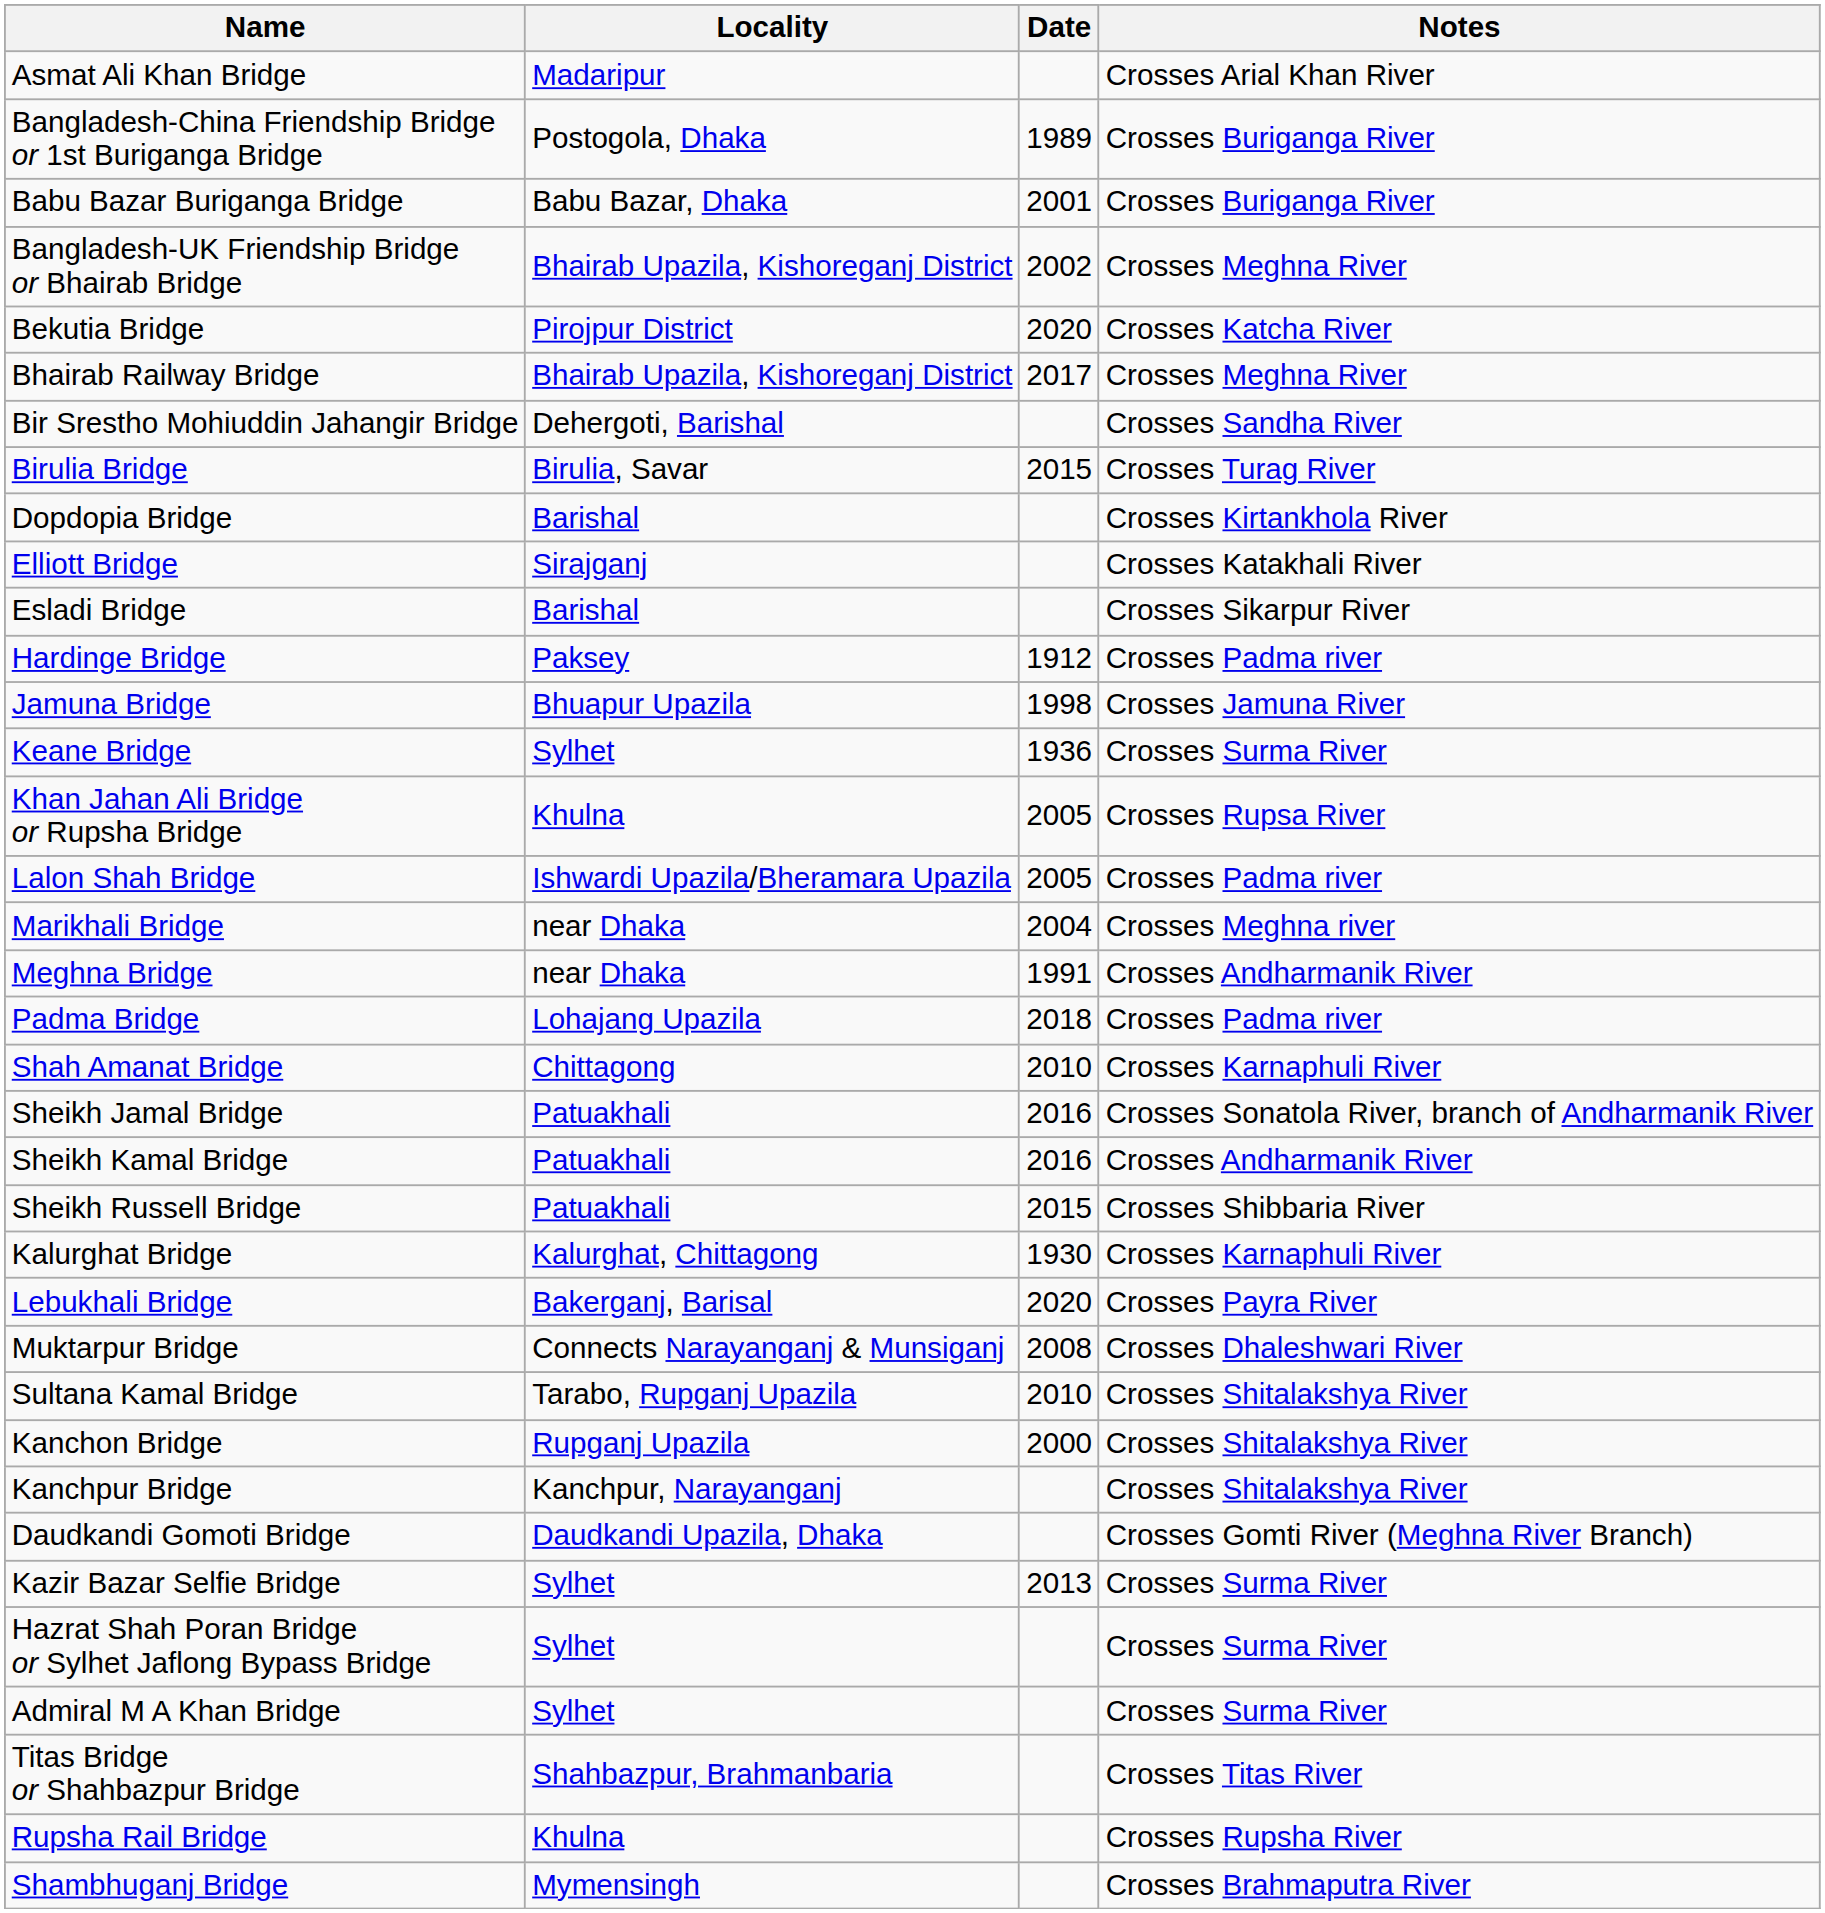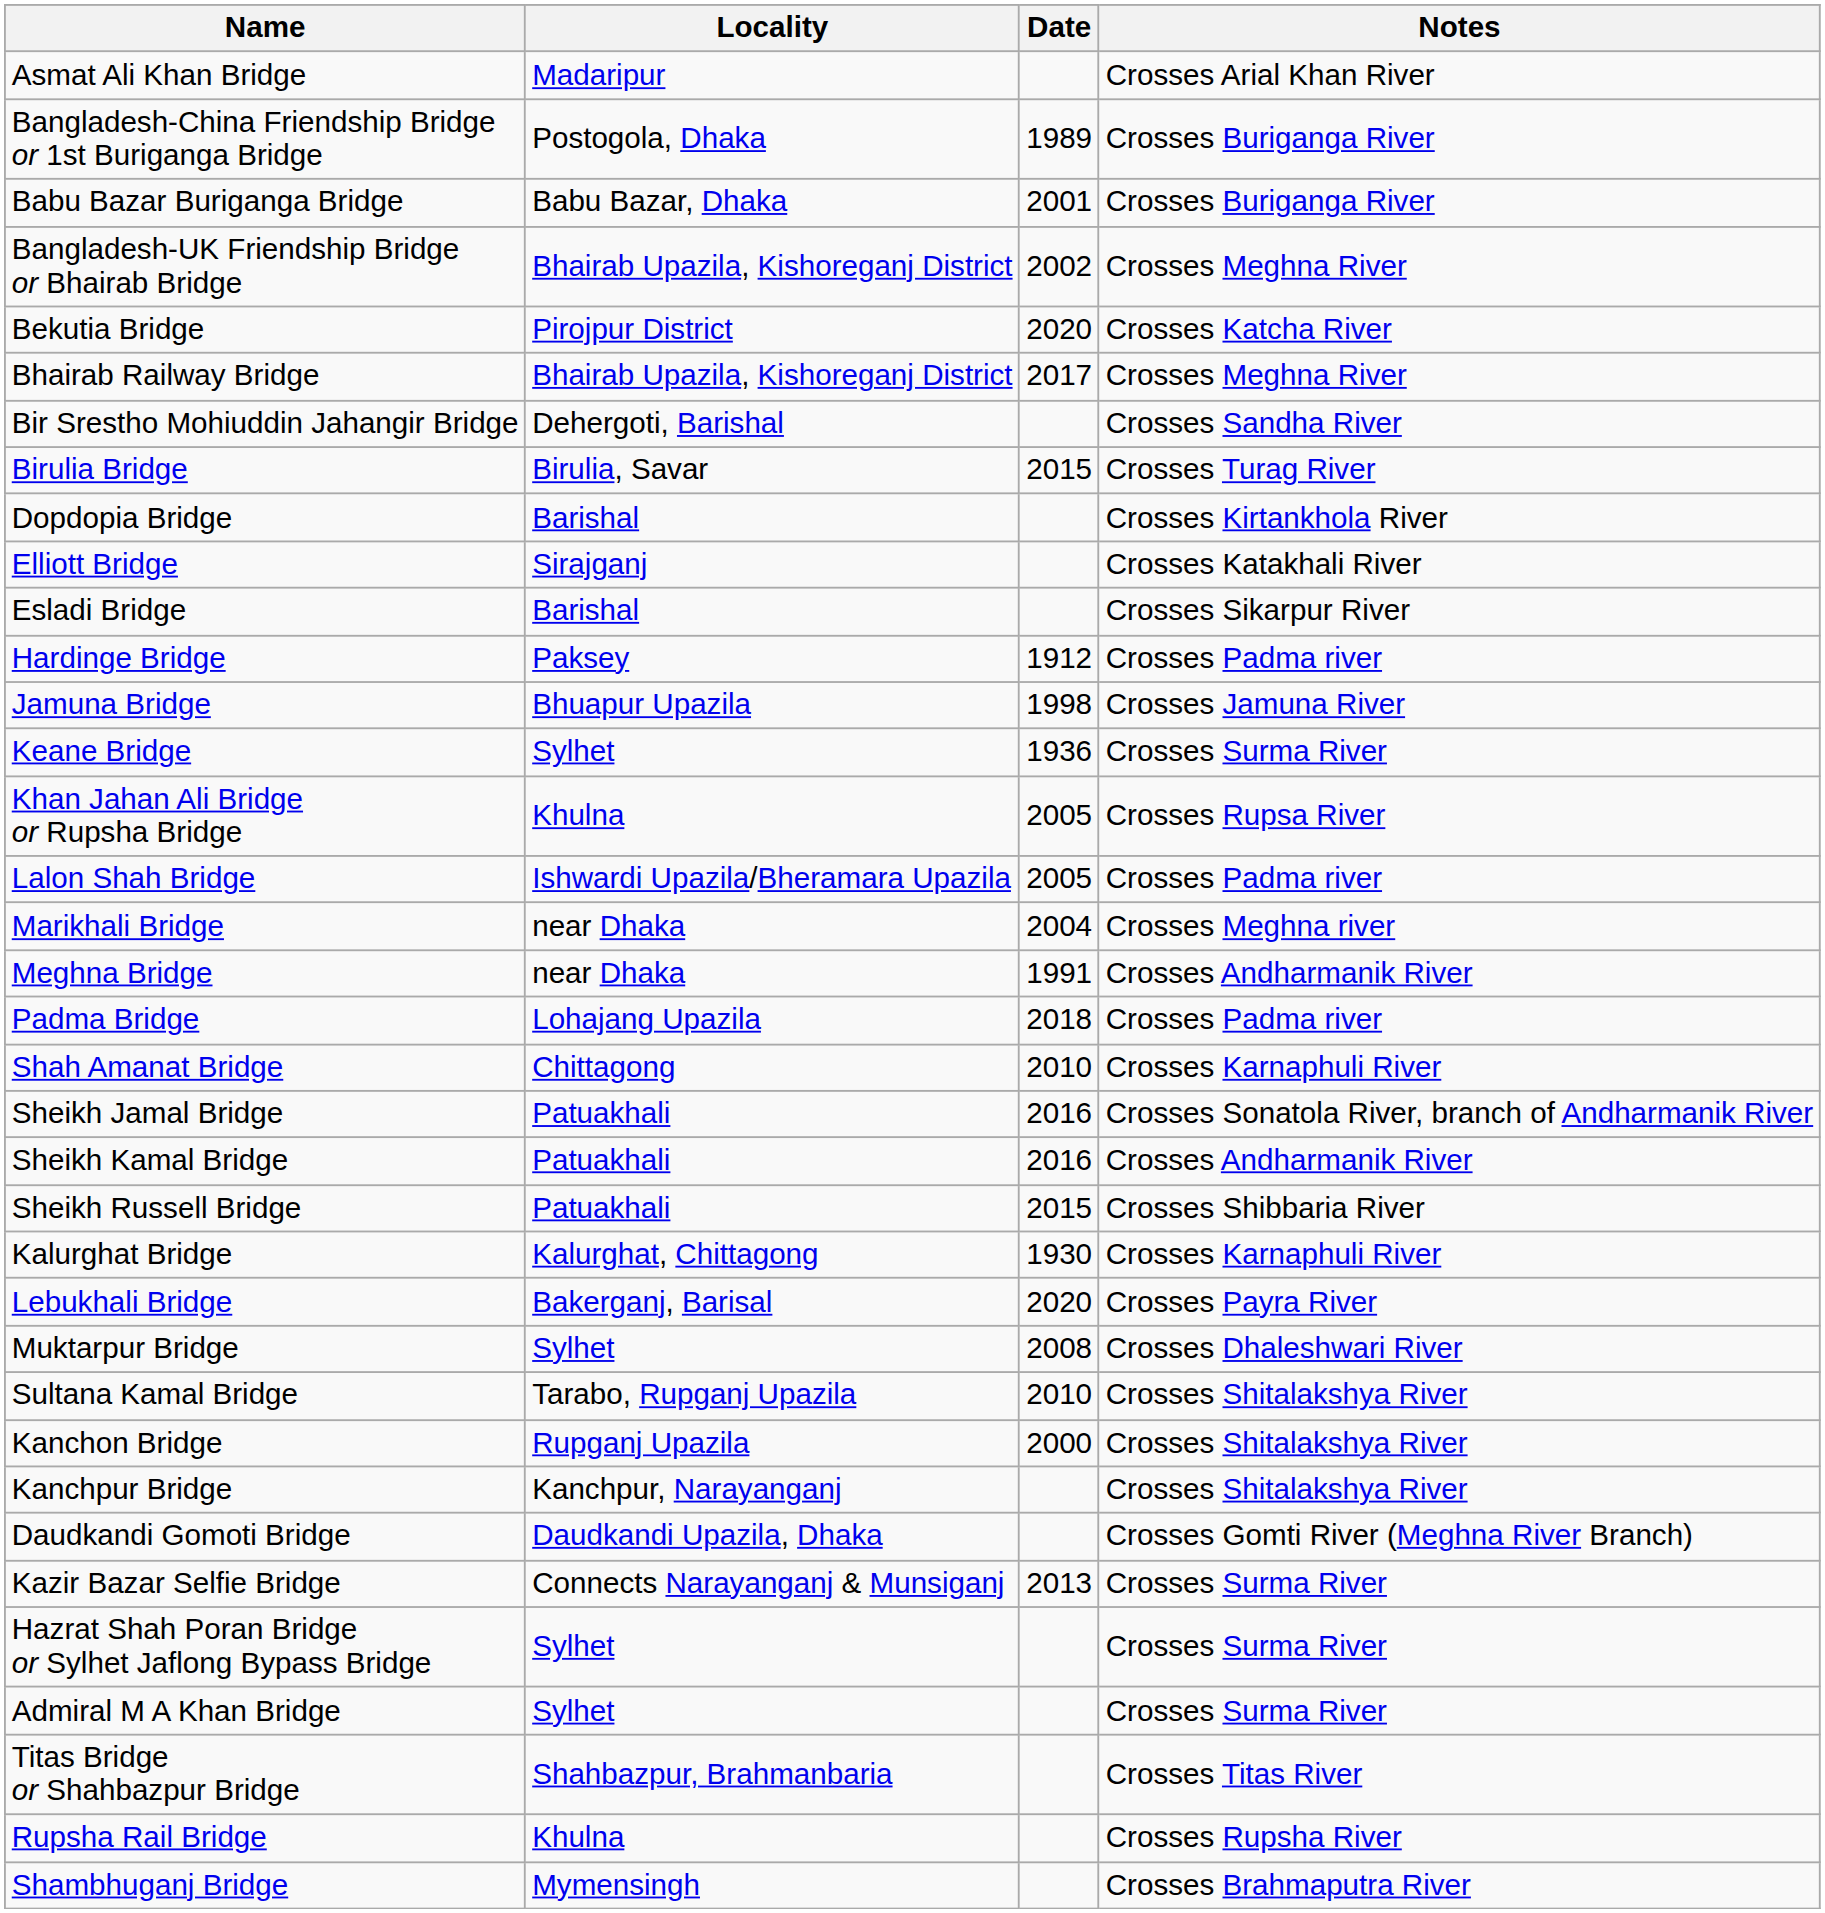(768, 1348) Connects Narayanganj & Munsiganj -> (573, 1348) Sylhet
(573, 1583) Sylhet -> (768, 1583) Connects Narayanganj & Munsiganj
